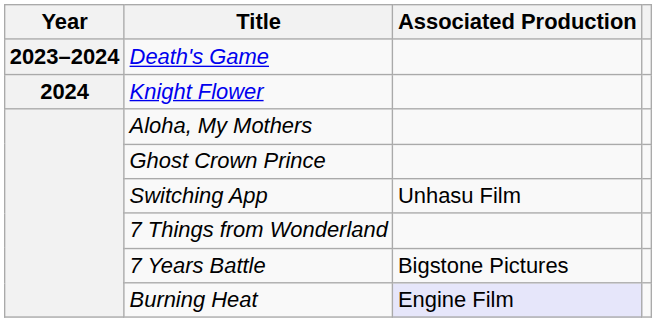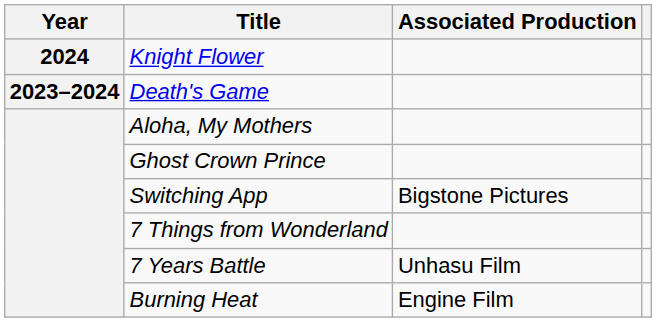rows swapped: (199, 56) <-> (197, 91)
(459, 195) Unhasu Film -> (483, 195) Bigstone Pictures
(483, 265) Bigstone Pictures -> (459, 265) Unhasu Film
(456, 299) lavender background -> (456, 299) no background
